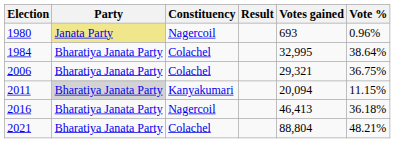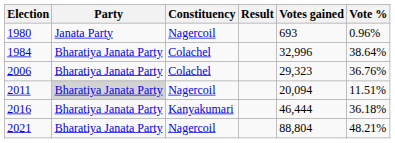(84, 33) khaki background -> (84, 33) no background
(296, 52) 32,995 -> (296, 52) 32,996
(296, 71) 29,321 -> (296, 71) 29,323
(368, 71) 36.75% -> (368, 71) 36.76%
(201, 90) Kanyakumari -> (192, 90) Nagercoil
(368, 90) 11.15% -> (368, 90) 11.51%
(192, 109) Nagercoil -> (201, 109) Kanyakumari
(296, 109) 46,413 -> (296, 109) 46,444
(189, 128) Colachel -> (192, 128) Nagercoil
